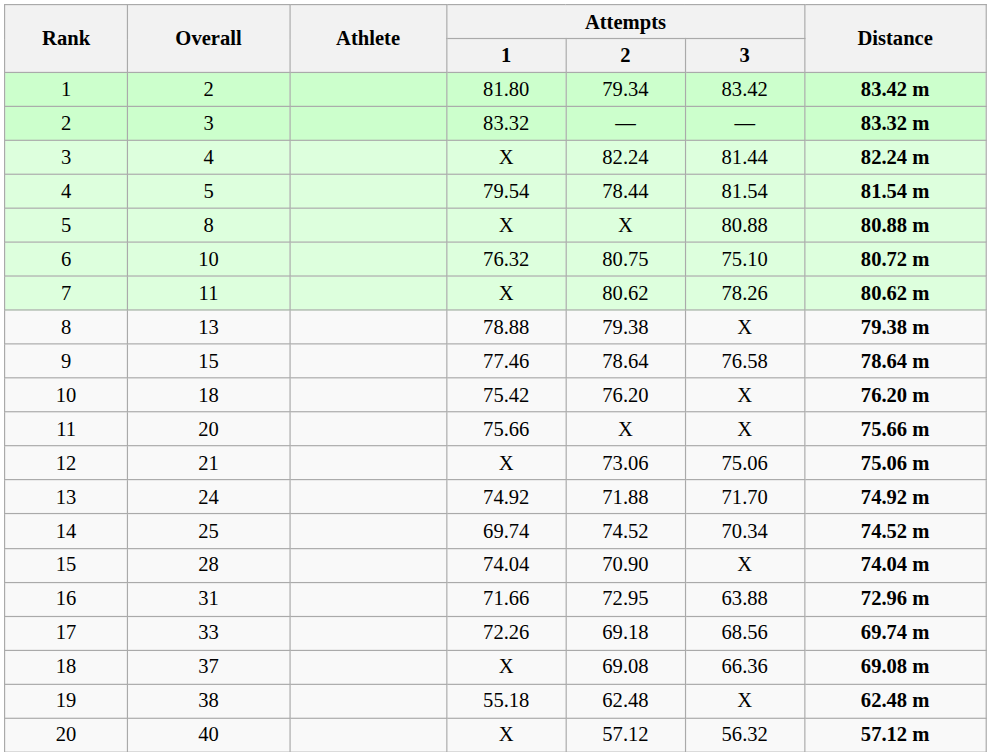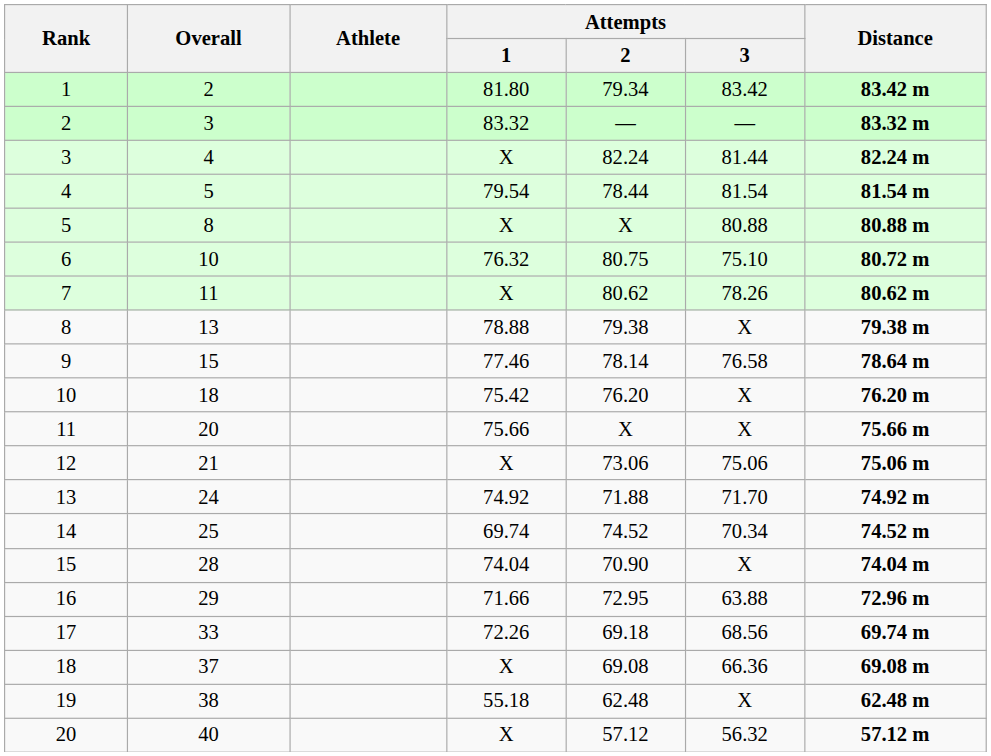(625, 360) 78.64 -> (625, 360) 78.14
(209, 598) 31 -> (209, 598) 29
